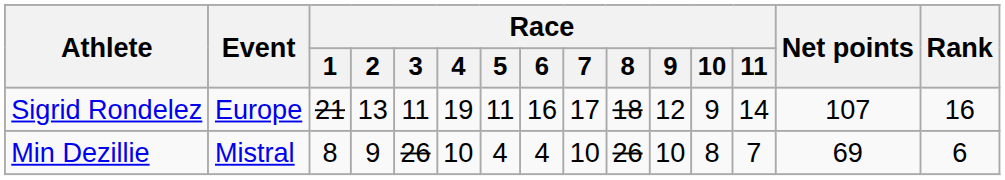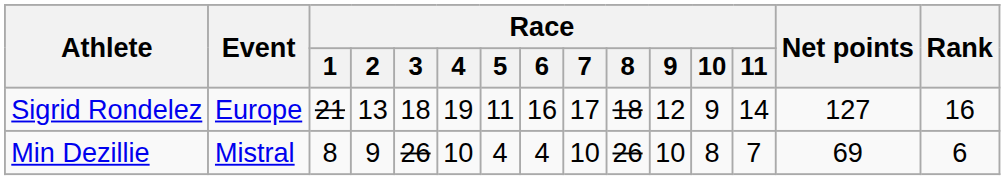(416, 110) 11 -> (416, 110) 18
(848, 110) 107 -> (848, 110) 127
